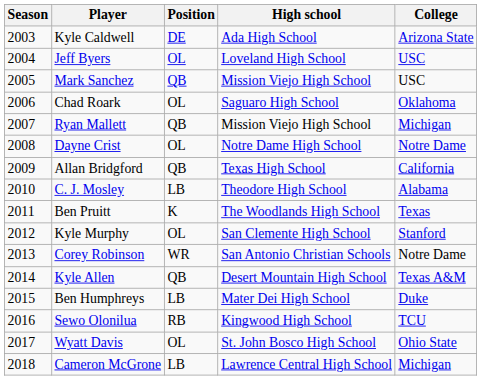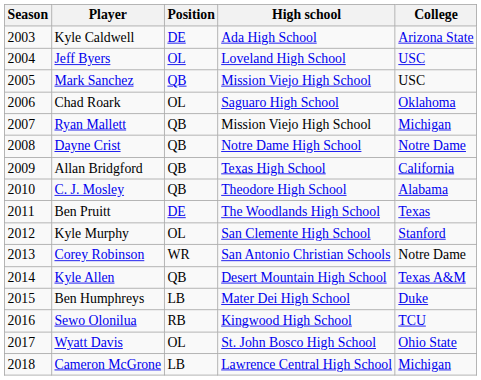(177, 146) OL -> (177, 146) QB
(176, 189) LB -> (177, 189) QB
(172, 211) K -> (177, 211) DE
